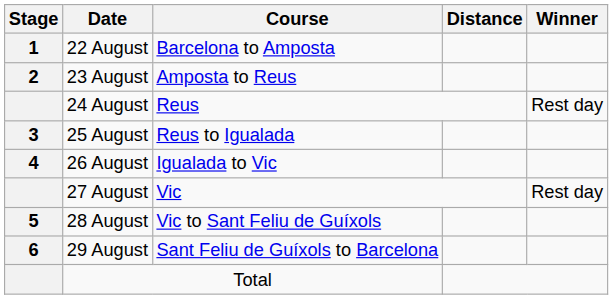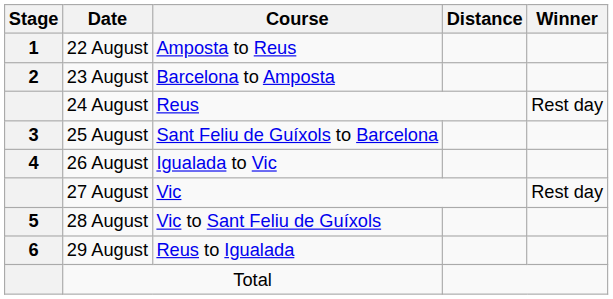(246, 47) Barcelona to Amposta -> (226, 47) Amposta to Reus
(226, 76) Amposta to Reus -> (246, 76) Barcelona to Amposta
(225, 134) Reus to Igualada -> (297, 134) Sant Feliu de Guíxols to Barcelona
(297, 250) Sant Feliu de Guíxols to Barcelona -> (225, 250) Reus to Igualada
